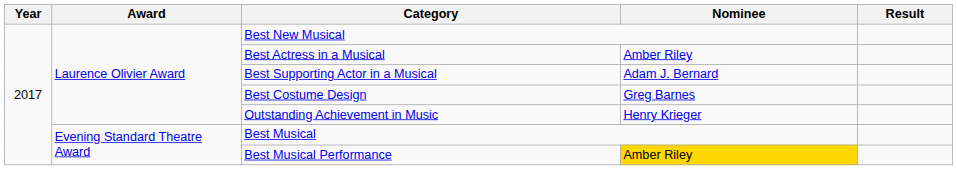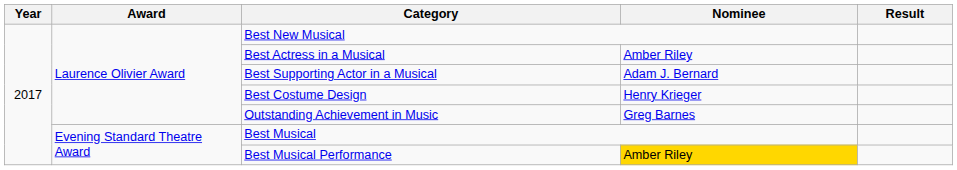(659, 94) Greg Barnes -> (662, 94) Henry Krieger
(662, 114) Henry Krieger -> (659, 114) Greg Barnes
